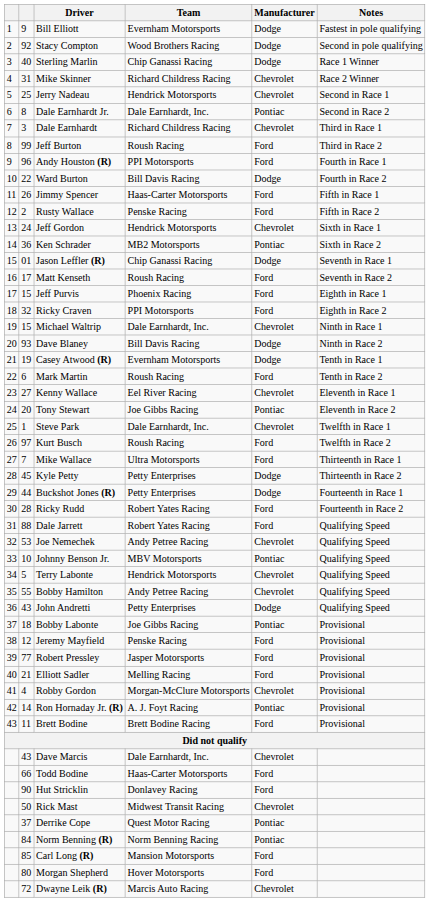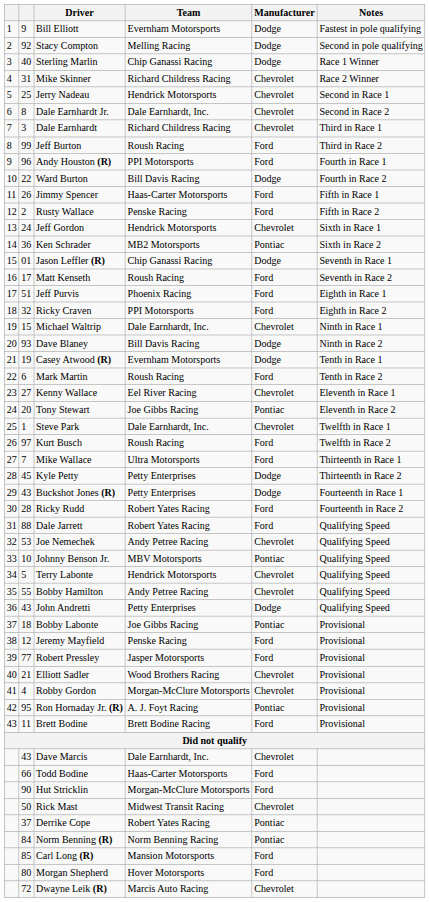(173, 46) Wood Brothers Racing -> (159, 46) Melling Racing
(269, 112) Pontiac -> (274, 112) Chevrolet
(26, 294) 15 -> (26, 294) 51
(26, 492) 44 -> (26, 492) 43
(159, 674) Melling Racing -> (173, 674) Wood Brothers Racing
(264, 674) Ford -> (274, 674) Chevrolet
(26, 707) 14 -> (26, 707) 95
(163, 790) Donlavey Racing -> (189, 790) Morgan-McClure Motorsports
(168, 823) Quest Motor Racing -> (169, 823) Robert Yates Racing
